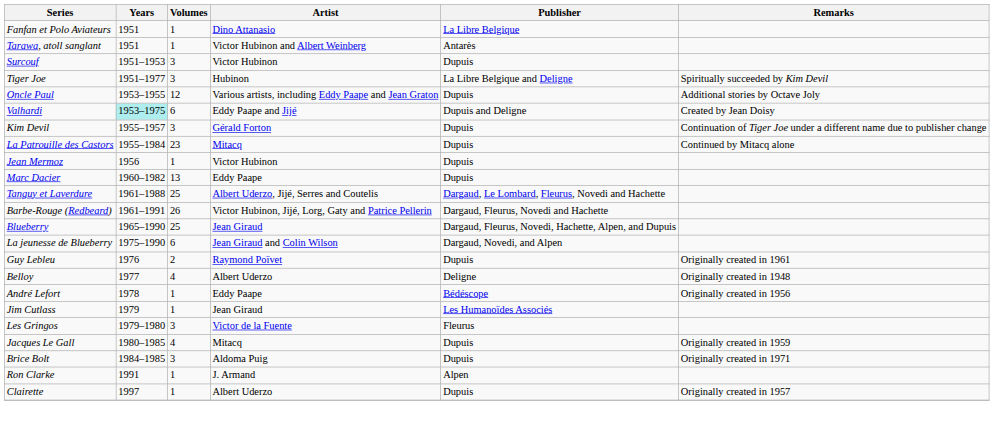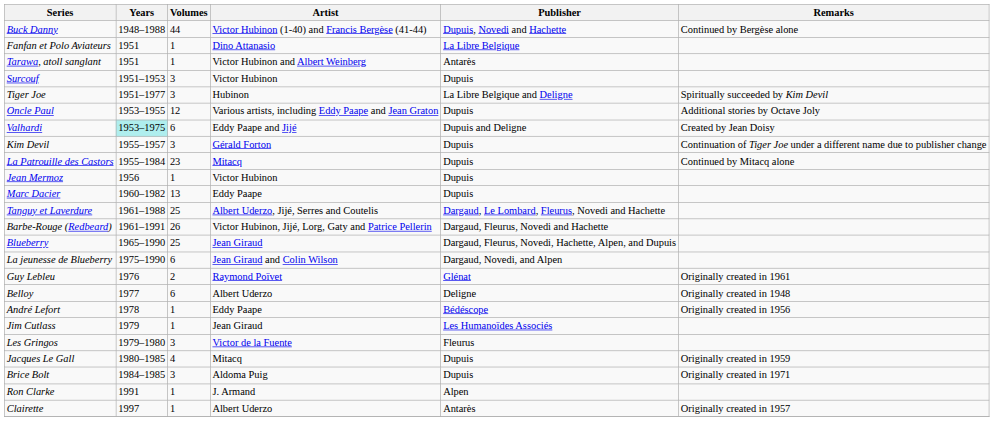+ row: (32, 29)
(458, 260) Dupuis -> (457, 276) Glénat
(173, 276) 4 -> (173, 293) 6
(458, 392) Dupuis -> (459, 408) Antarès
